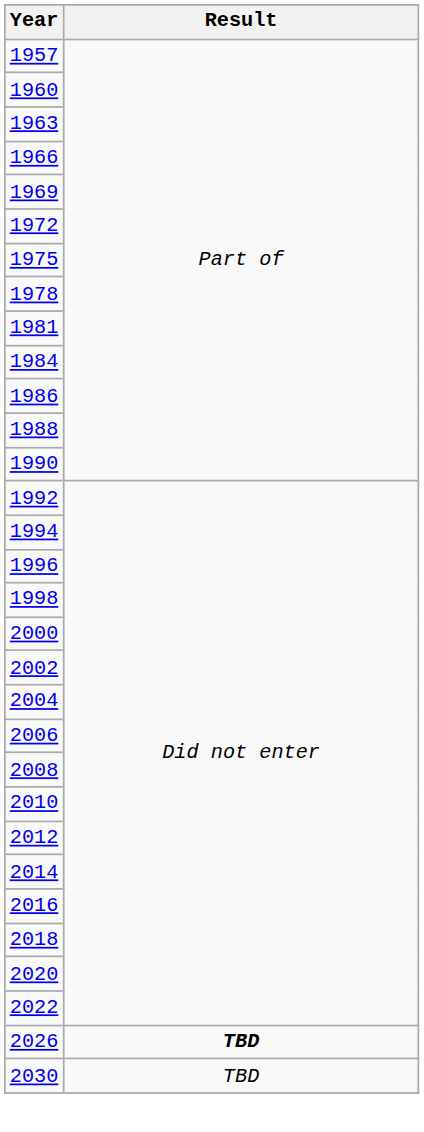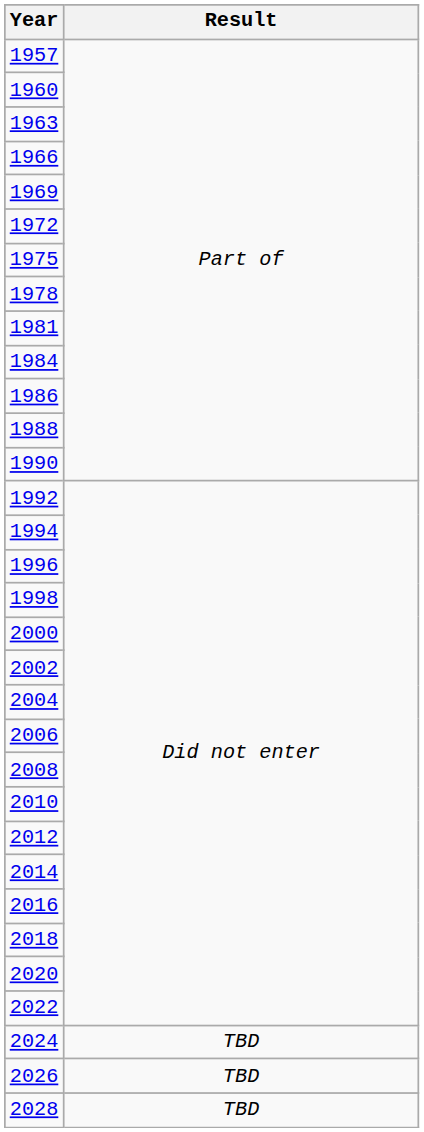+ row: (34, 1042)
(241, 1042) bold -> (241, 1076) normal
+ row: (34, 1110)
- row: (34, 1076)
